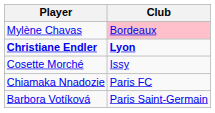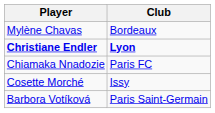(133, 30) pink background -> (133, 30) no background
rows swapped: (45, 64) <-> (56, 82)
